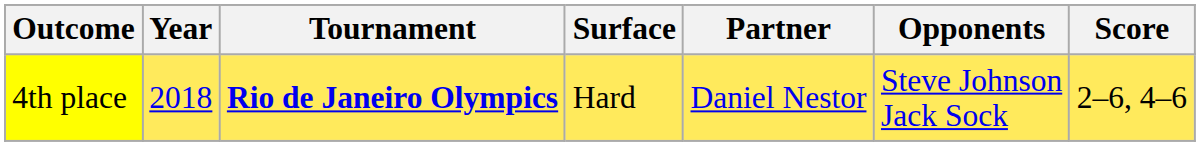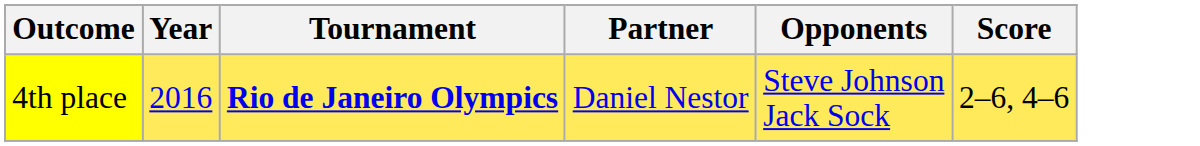- column: (624, 29)
(181, 97) 2018 -> (181, 97) 2016
